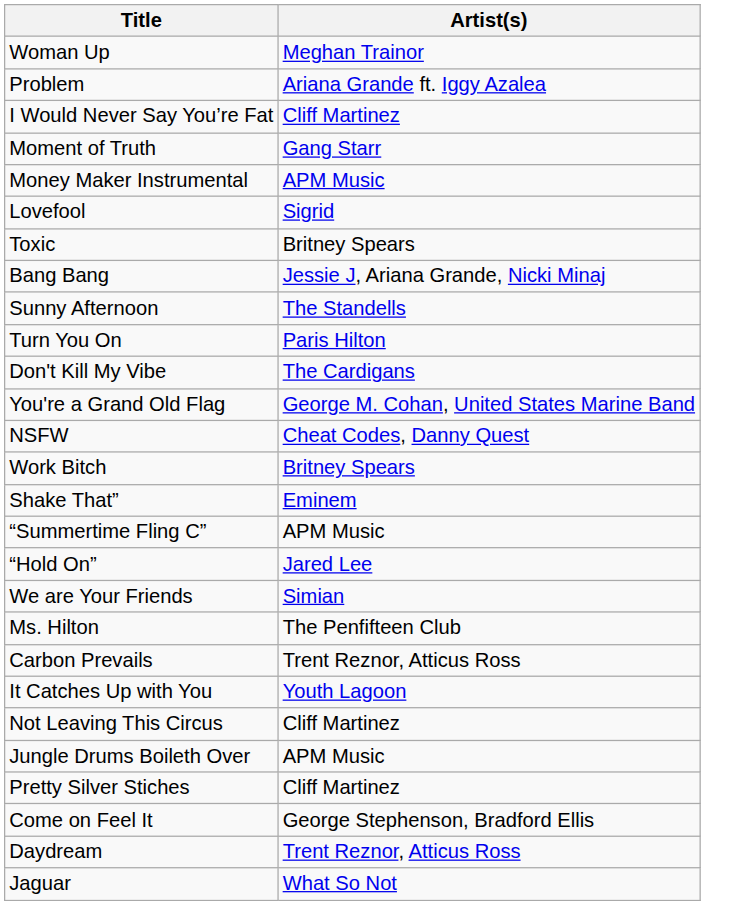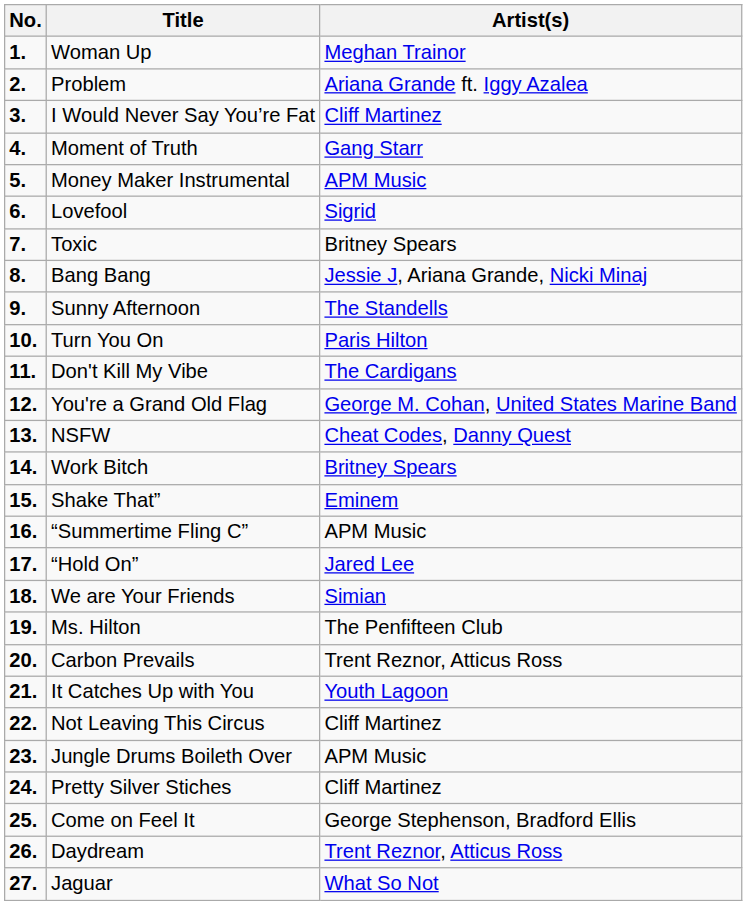+ column: (26, 20)
